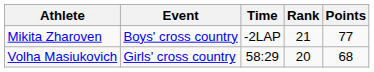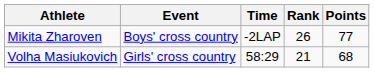(303, 36) 21 -> (303, 36) 26
(303, 57) 20 -> (303, 57) 21
